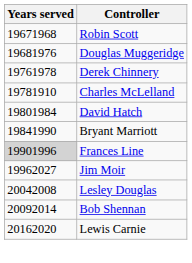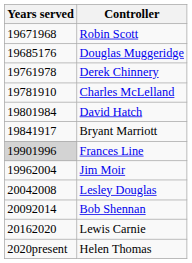(32, 53) 19681976 -> (32, 53) 19685176
(32, 131) 19841990 -> (32, 131) 19841917
(32, 170) 19962027 -> (32, 170) 19962004
+ row: (116, 248)
